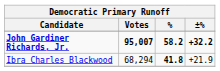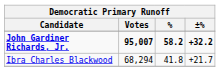(173, 60) bold -> (173, 60) normal
(201, 60) +21.9 -> (201, 60) +21.7
